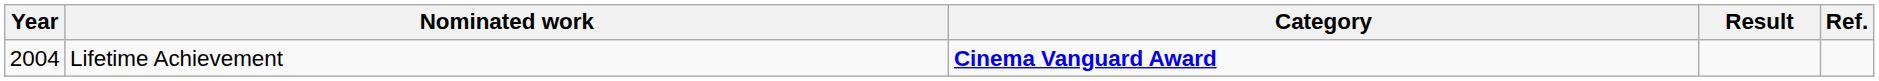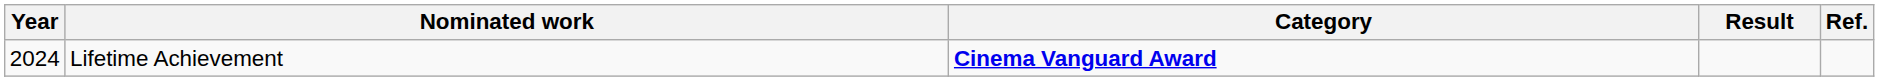(35, 57) 2004 -> (35, 57) 2024
